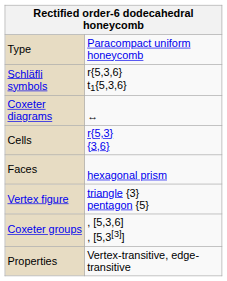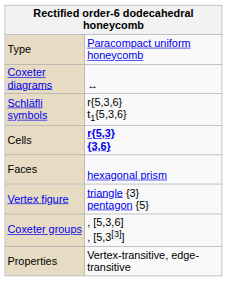rows swapped: (27, 80) <-> (30, 110)
(100, 140) normal -> (101, 140) bold
